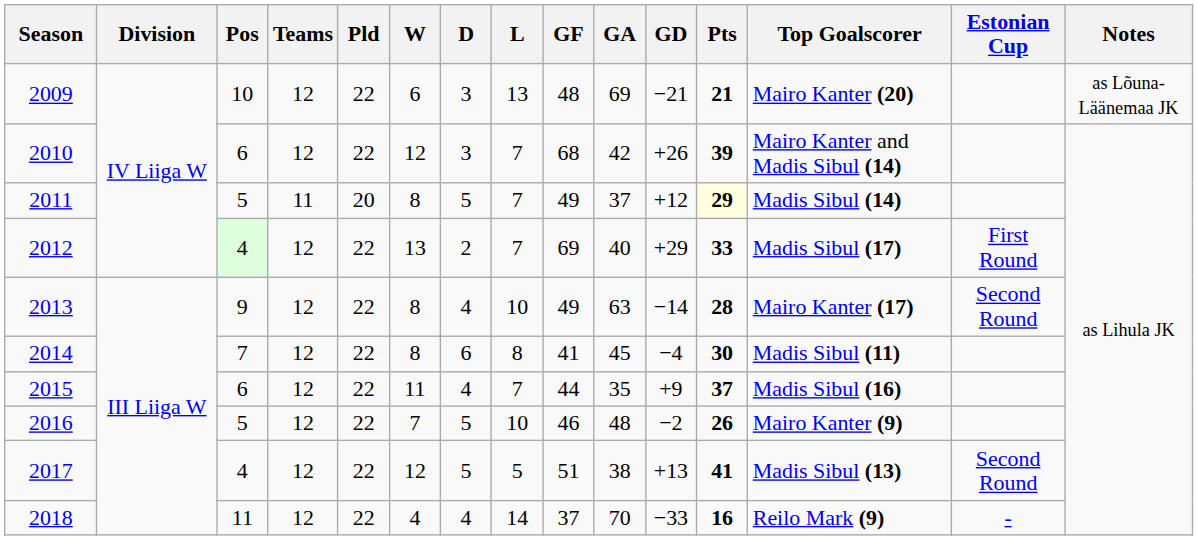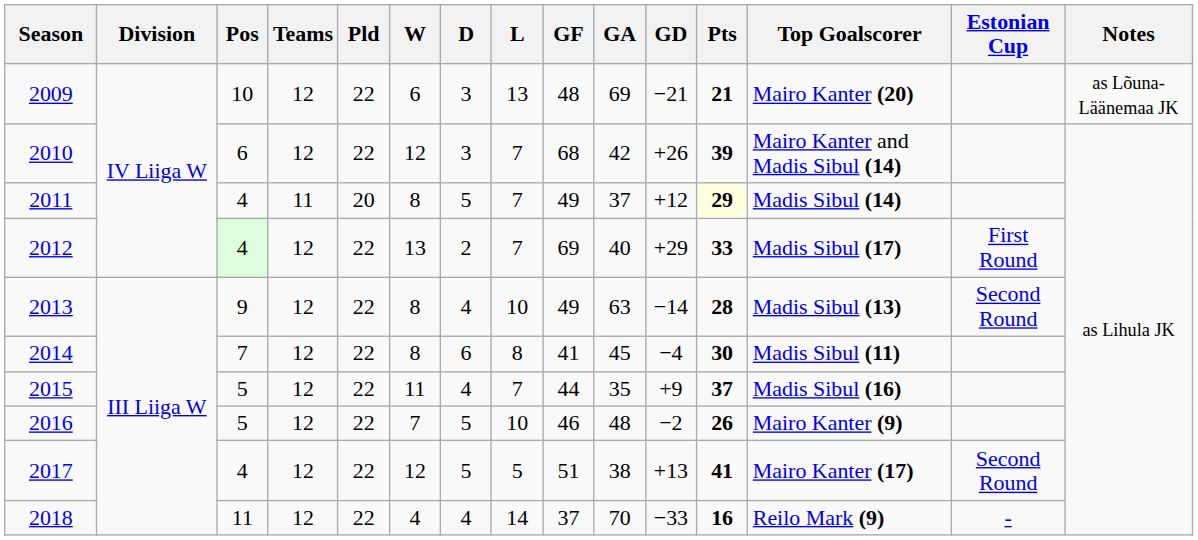(242, 200) 5 -> (242, 200) 4
(833, 306) Mairo Kanter (17) -> (827, 306) Madis Sibul (13)
(242, 388) 6 -> (242, 388) 5
(827, 470) Madis Sibul (13) -> (833, 470) Mairo Kanter (17)
